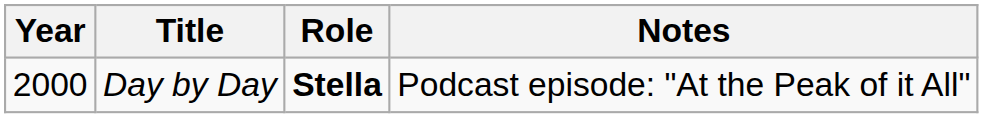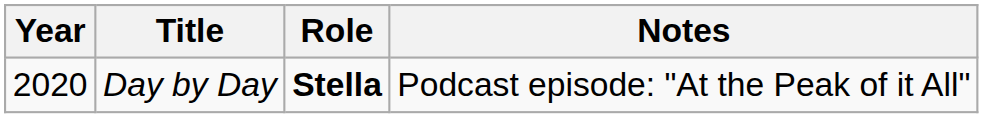(50, 84) 2000 -> (50, 84) 2020
